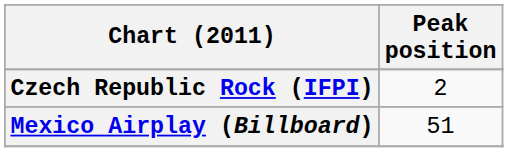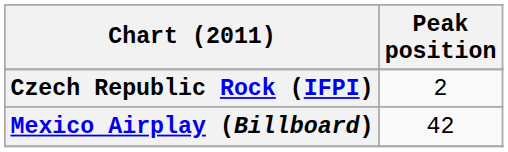(441, 127) 51 -> (441, 127) 42
